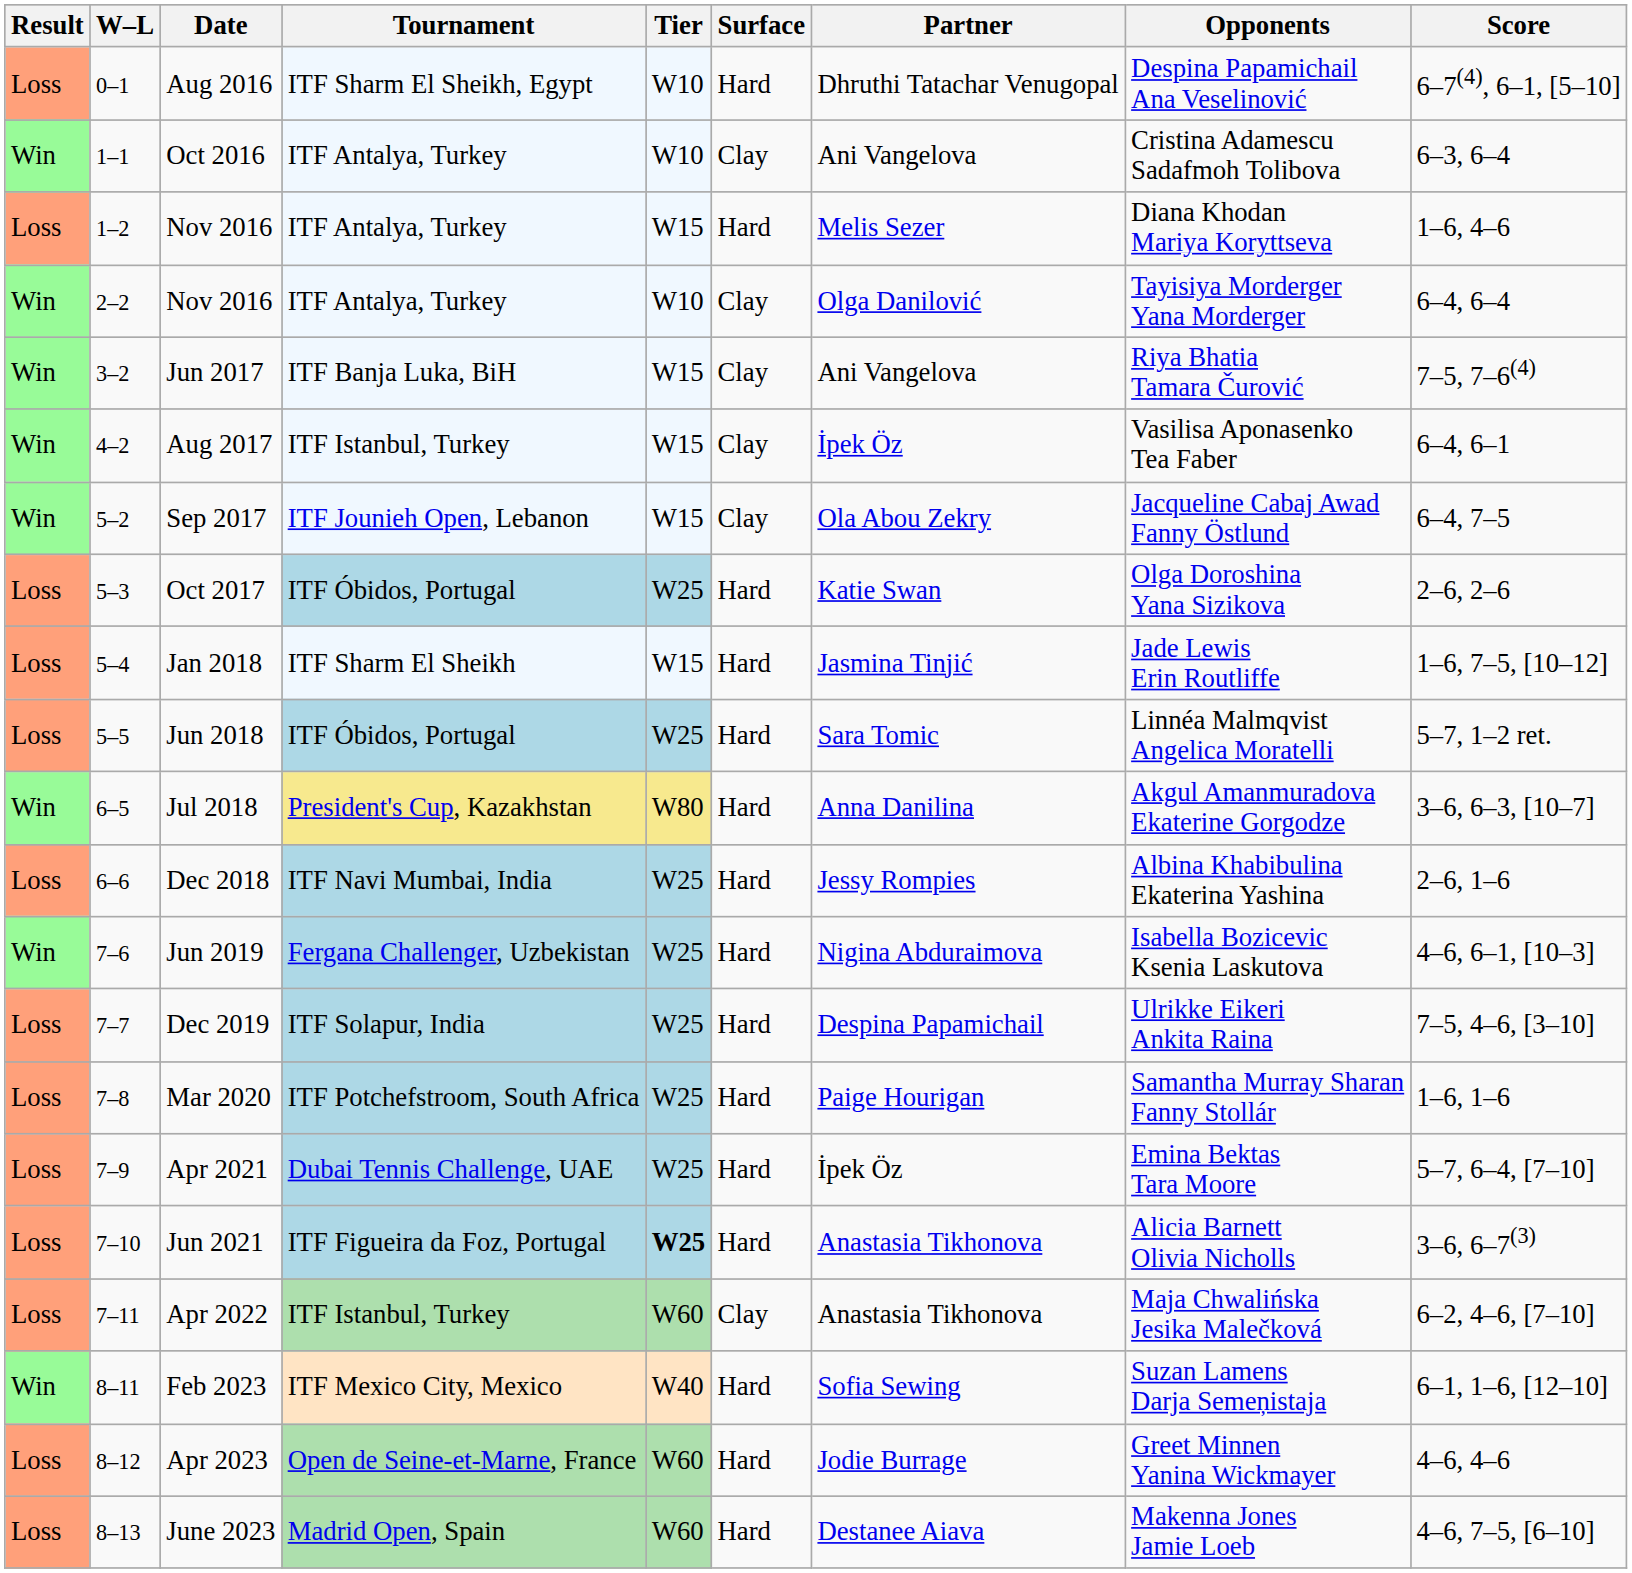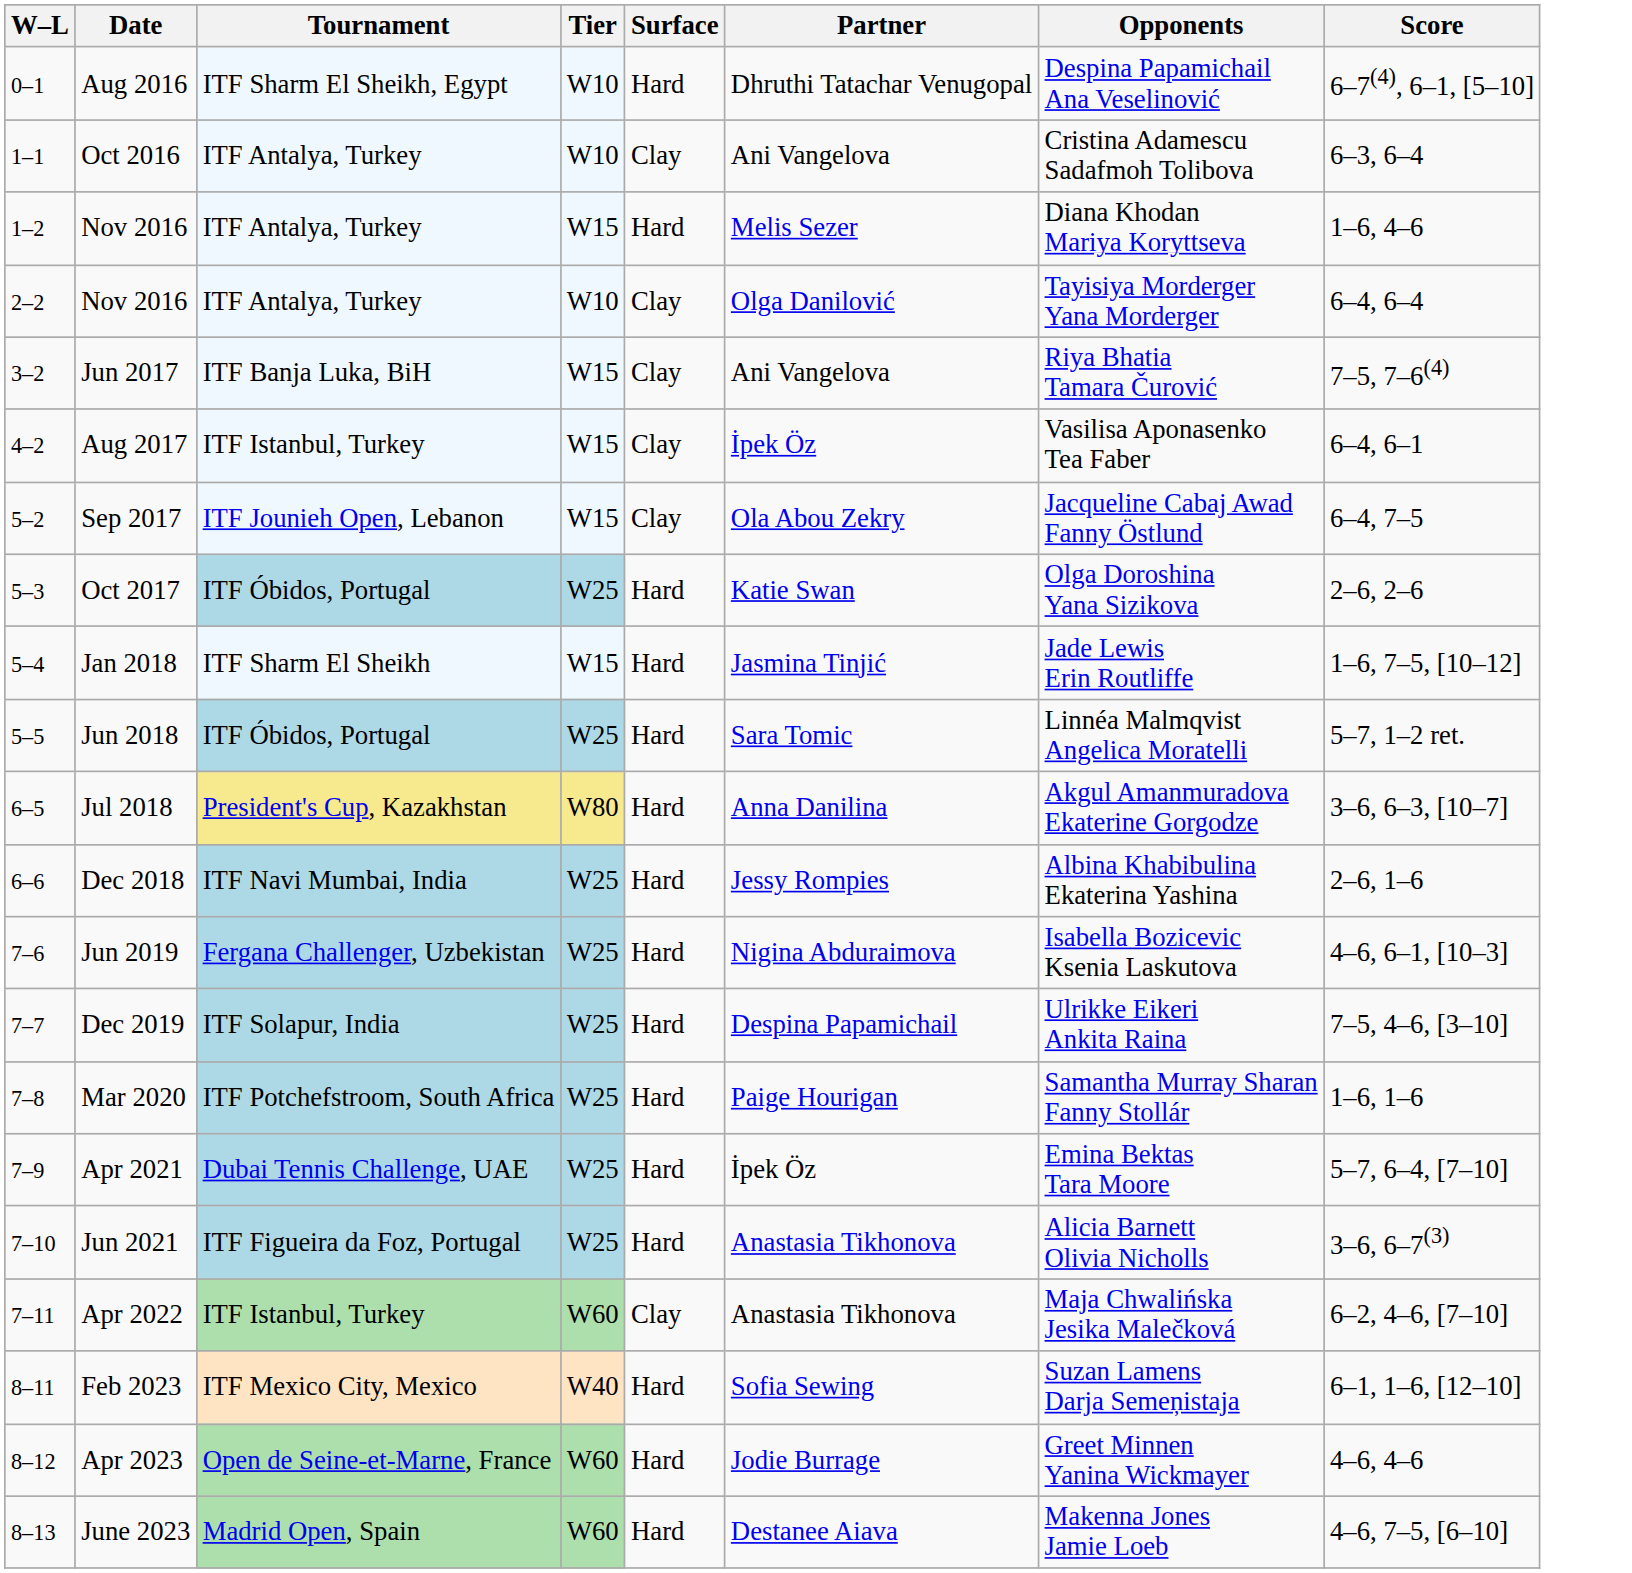- column: (47, 25)
(678, 1242) bold -> (593, 1242) normal
